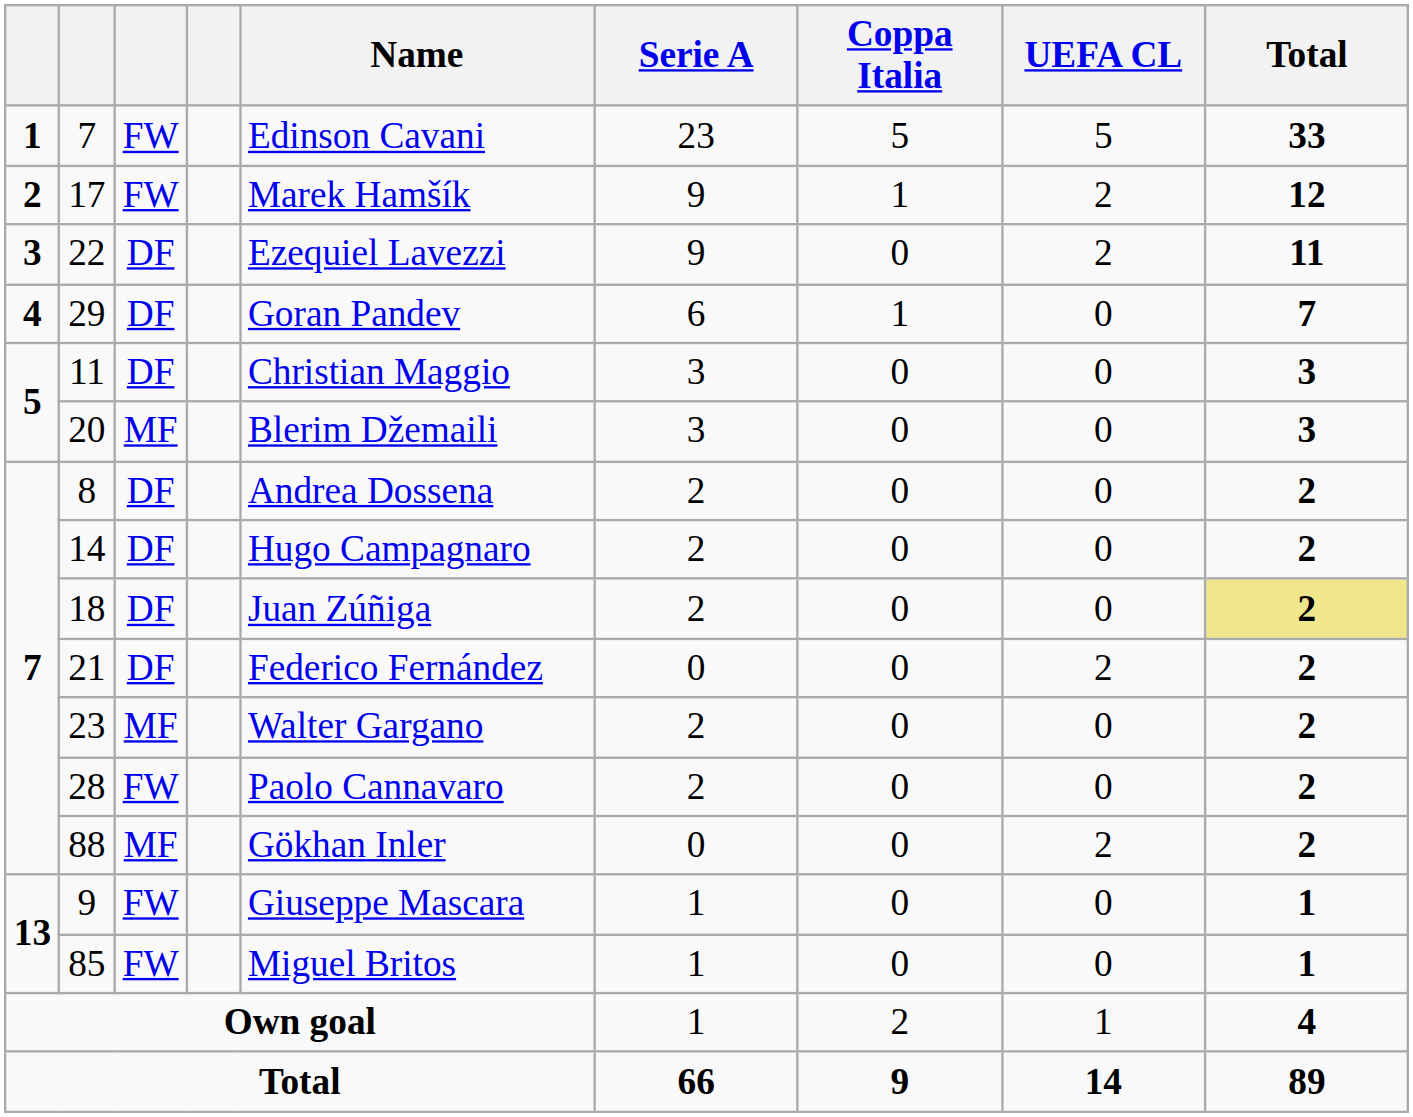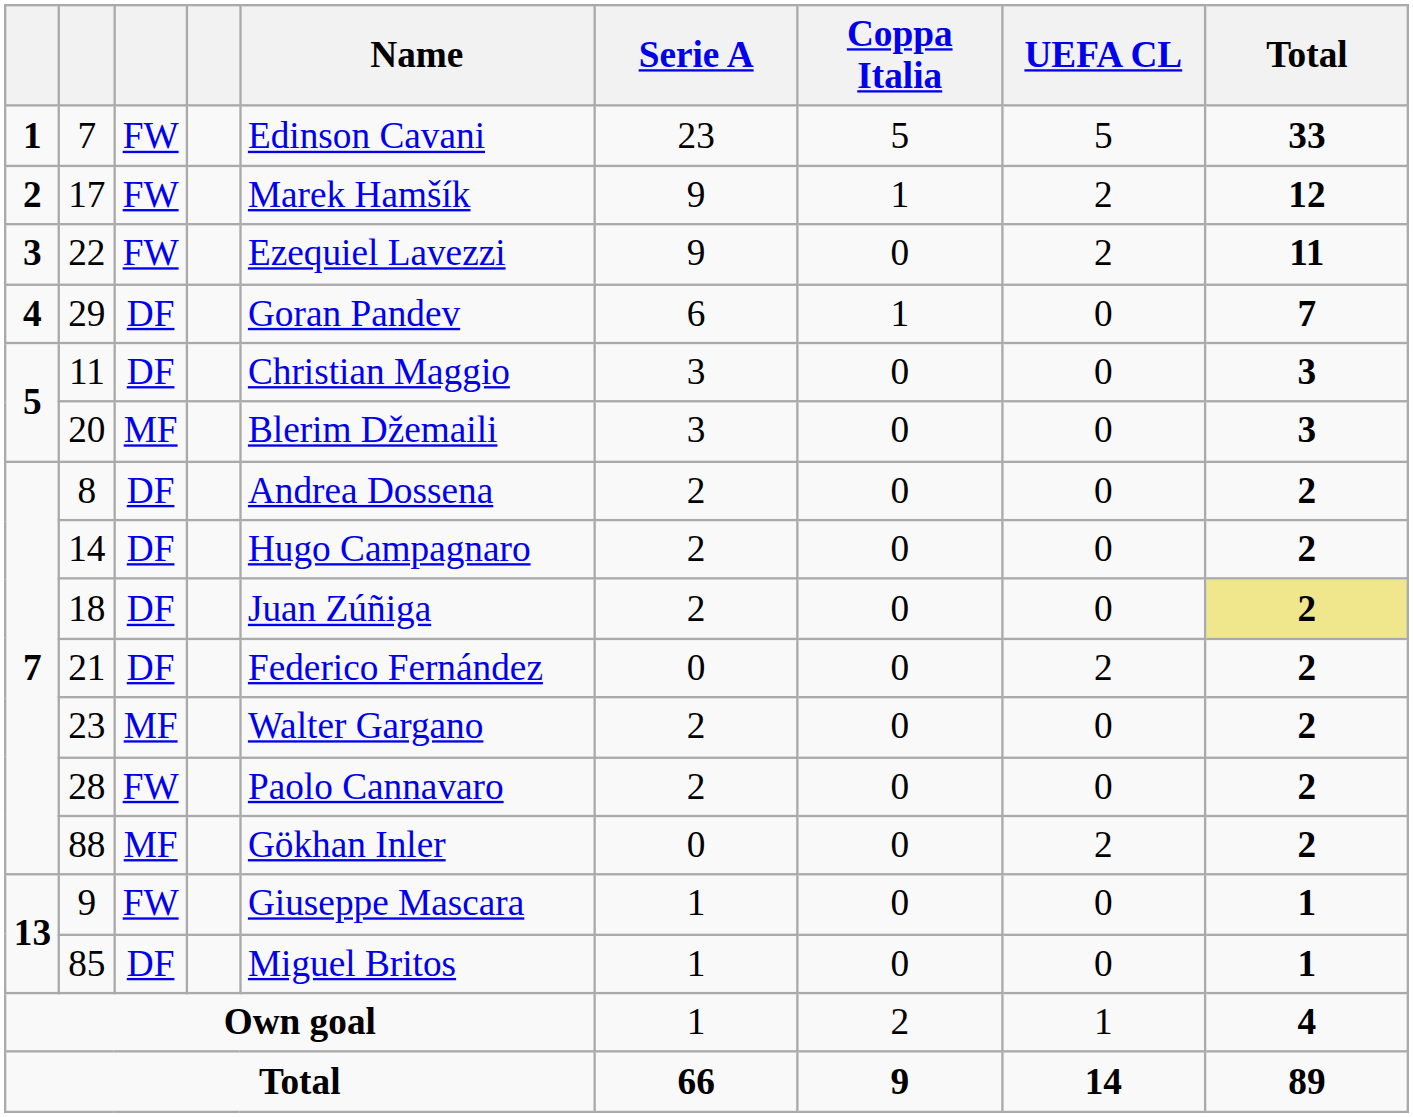(151, 253) DF -> (151, 253) FW
(151, 962) FW -> (151, 962) DF
